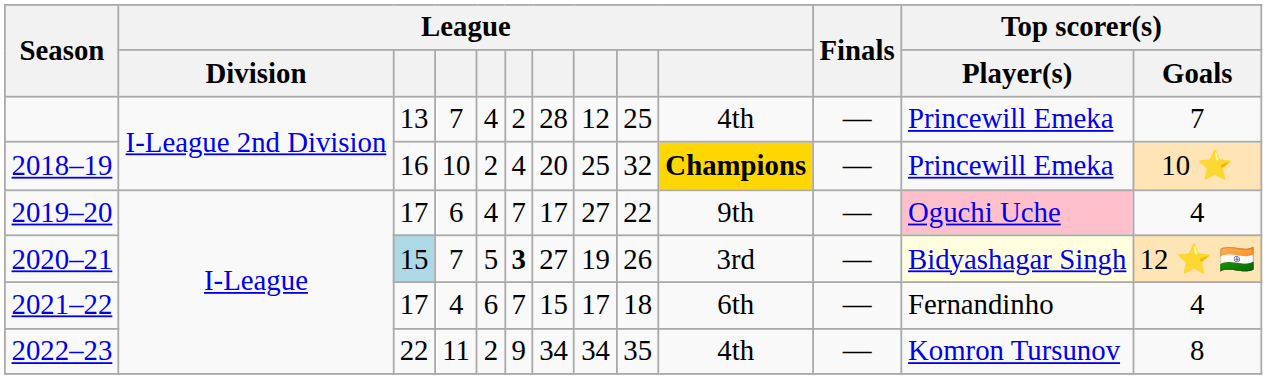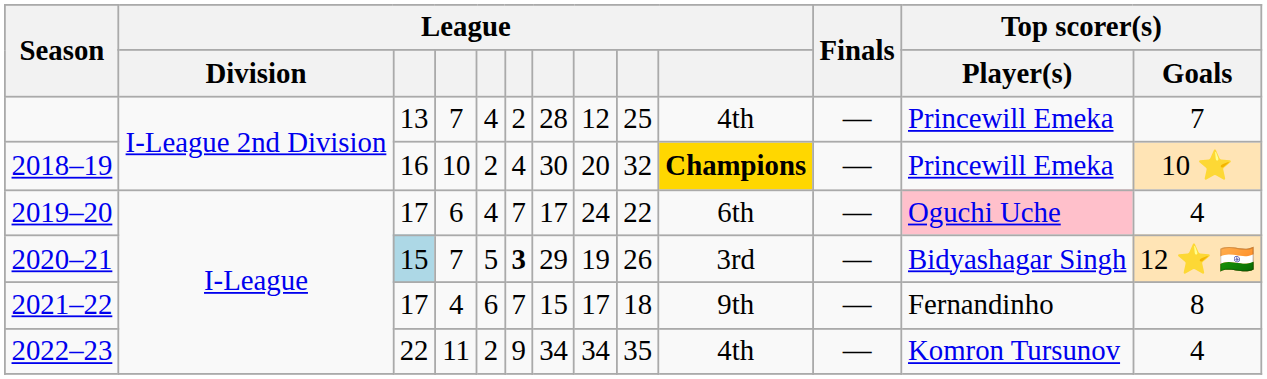(554, 165) 20 -> (554, 165) 30
(596, 165) 25 -> (596, 165) 20
(596, 211) 27 -> (596, 211) 24
(736, 211) 9th -> (736, 211) 6th
(554, 258) 27 -> (554, 258) 29
(1017, 258) lightyellow background -> (1017, 258) no background
(736, 304) 6th -> (736, 304) 9th
(1197, 304) 4 -> (1197, 304) 8
(1197, 350) 8 -> (1197, 350) 4
